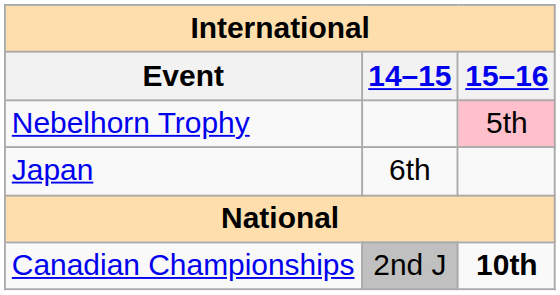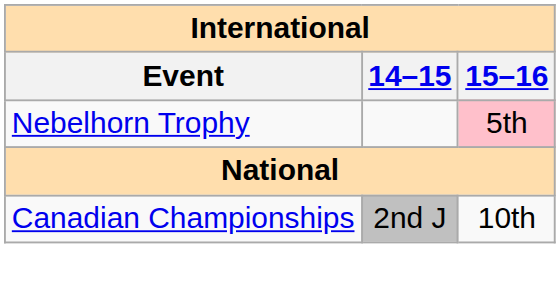- row: (53, 170)
(507, 265) bold -> (507, 218) normal
